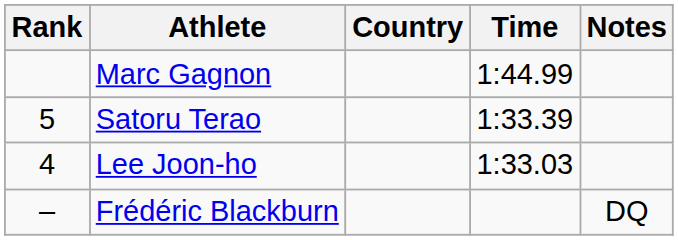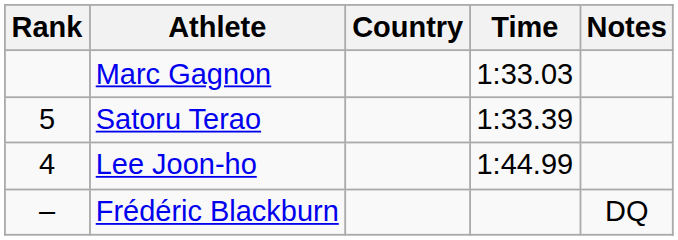(525, 73) 1:44.99 -> (525, 73) 1:33.03
(525, 165) 1:33.03 -> (525, 165) 1:44.99
